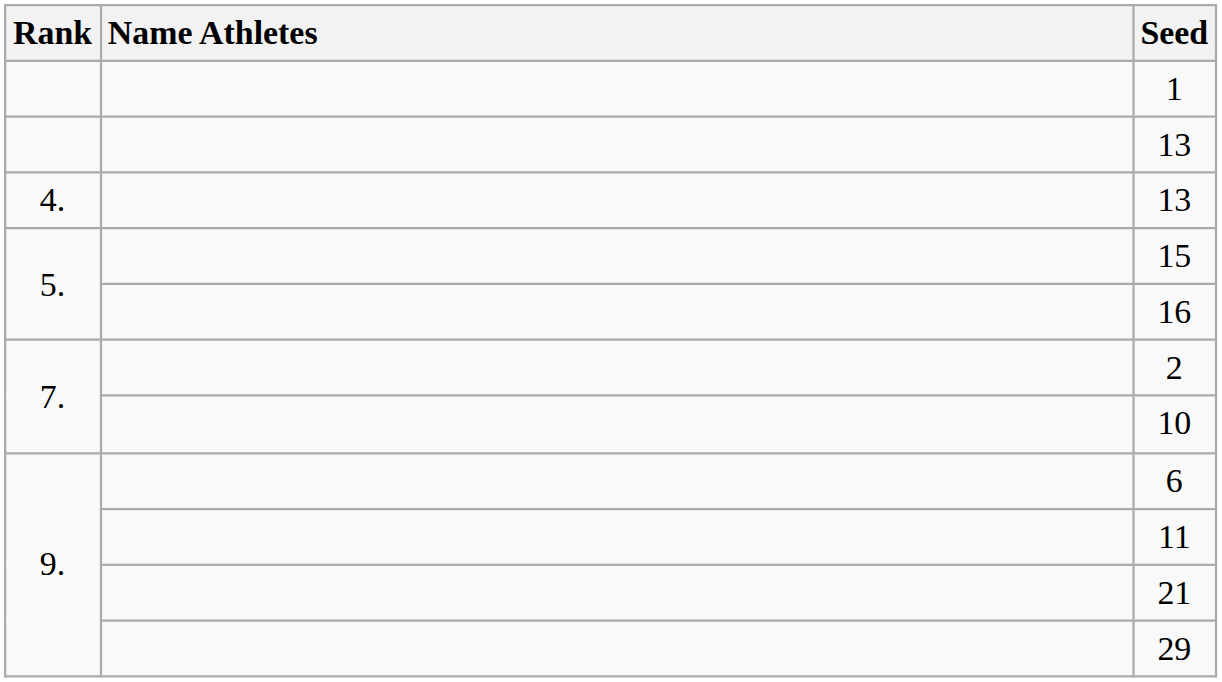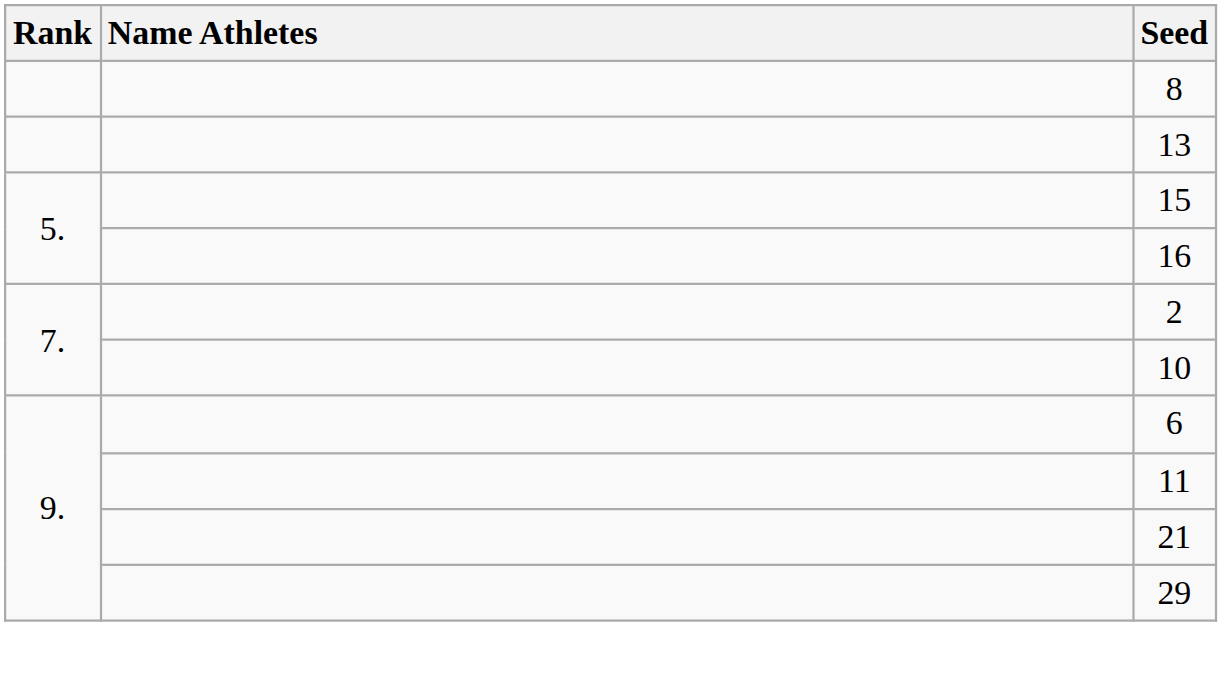- row: (53, 89)
+ row: (53, 89)
- row: (53, 200)
